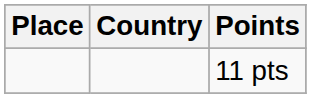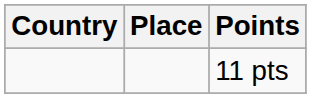columns swapped: (47, 26) <-> (149, 26)
